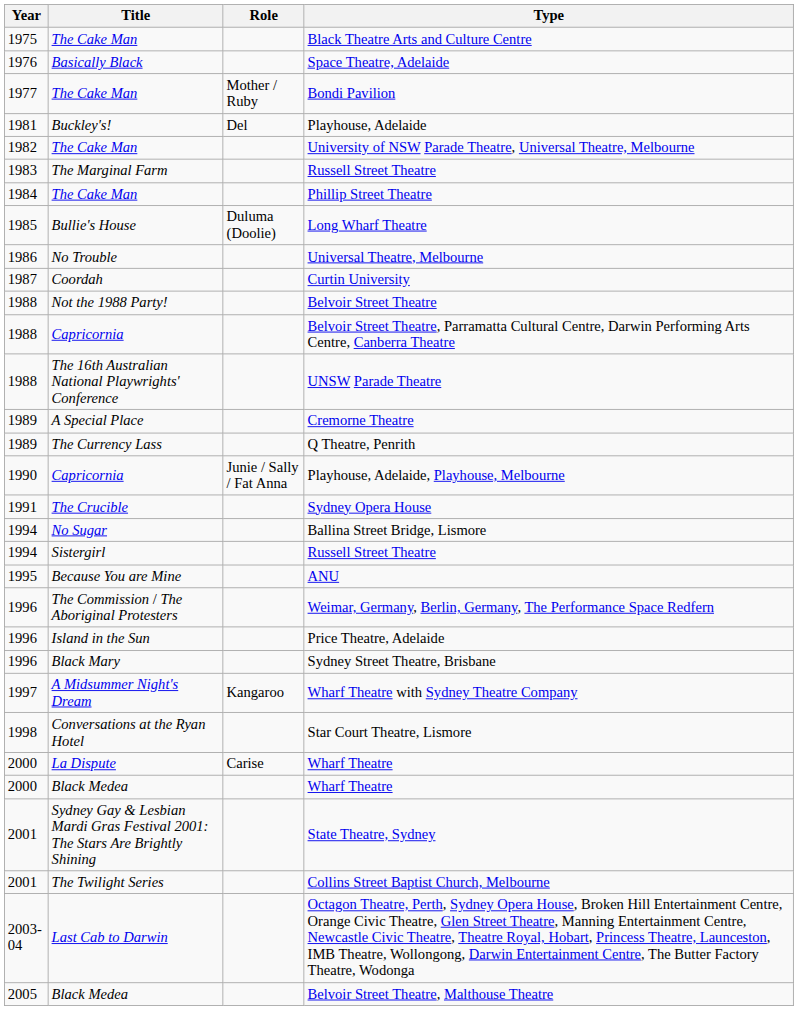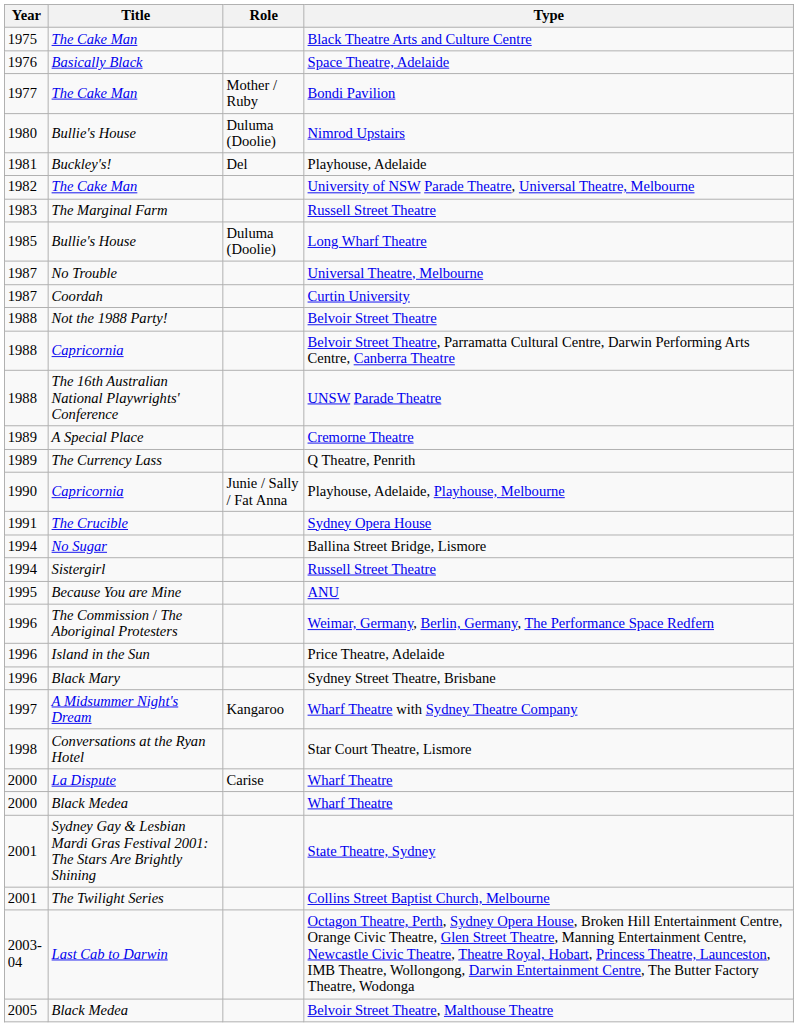+ row: (94, 132)
- row: (94, 194)
(22, 256) 1986 -> (22, 273) 1987
